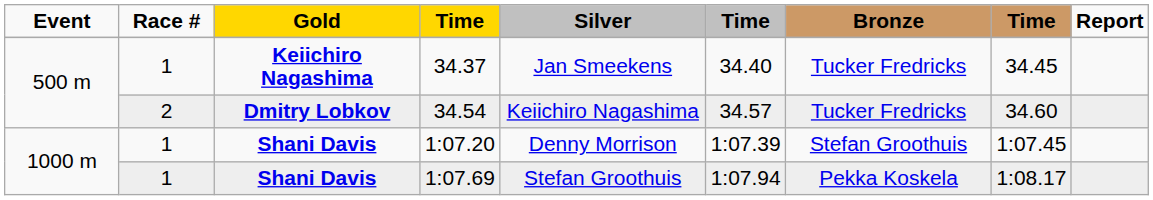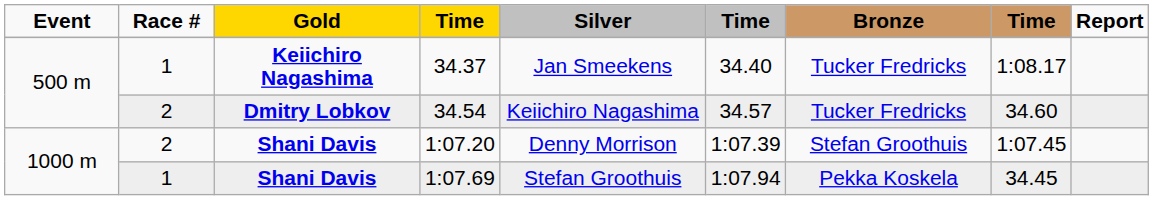(1031, 66) 34.45 -> (1031, 66) 1:08.17
(167, 144) 1 -> (167, 144) 2
(1031, 177) 1:08.17 -> (1031, 177) 34.45
